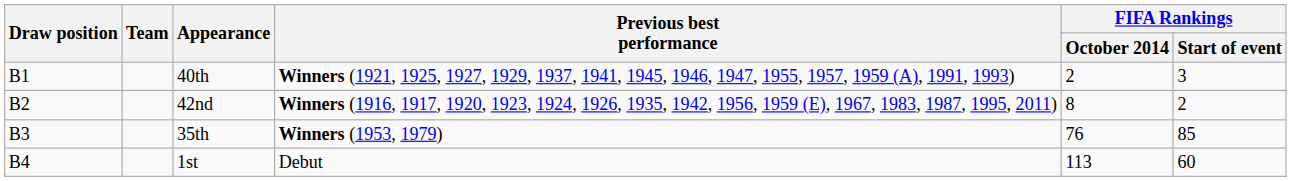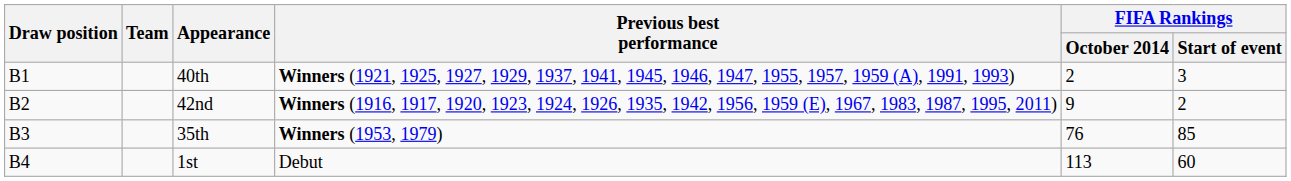(1070, 104) 8 -> (1070, 104) 9
